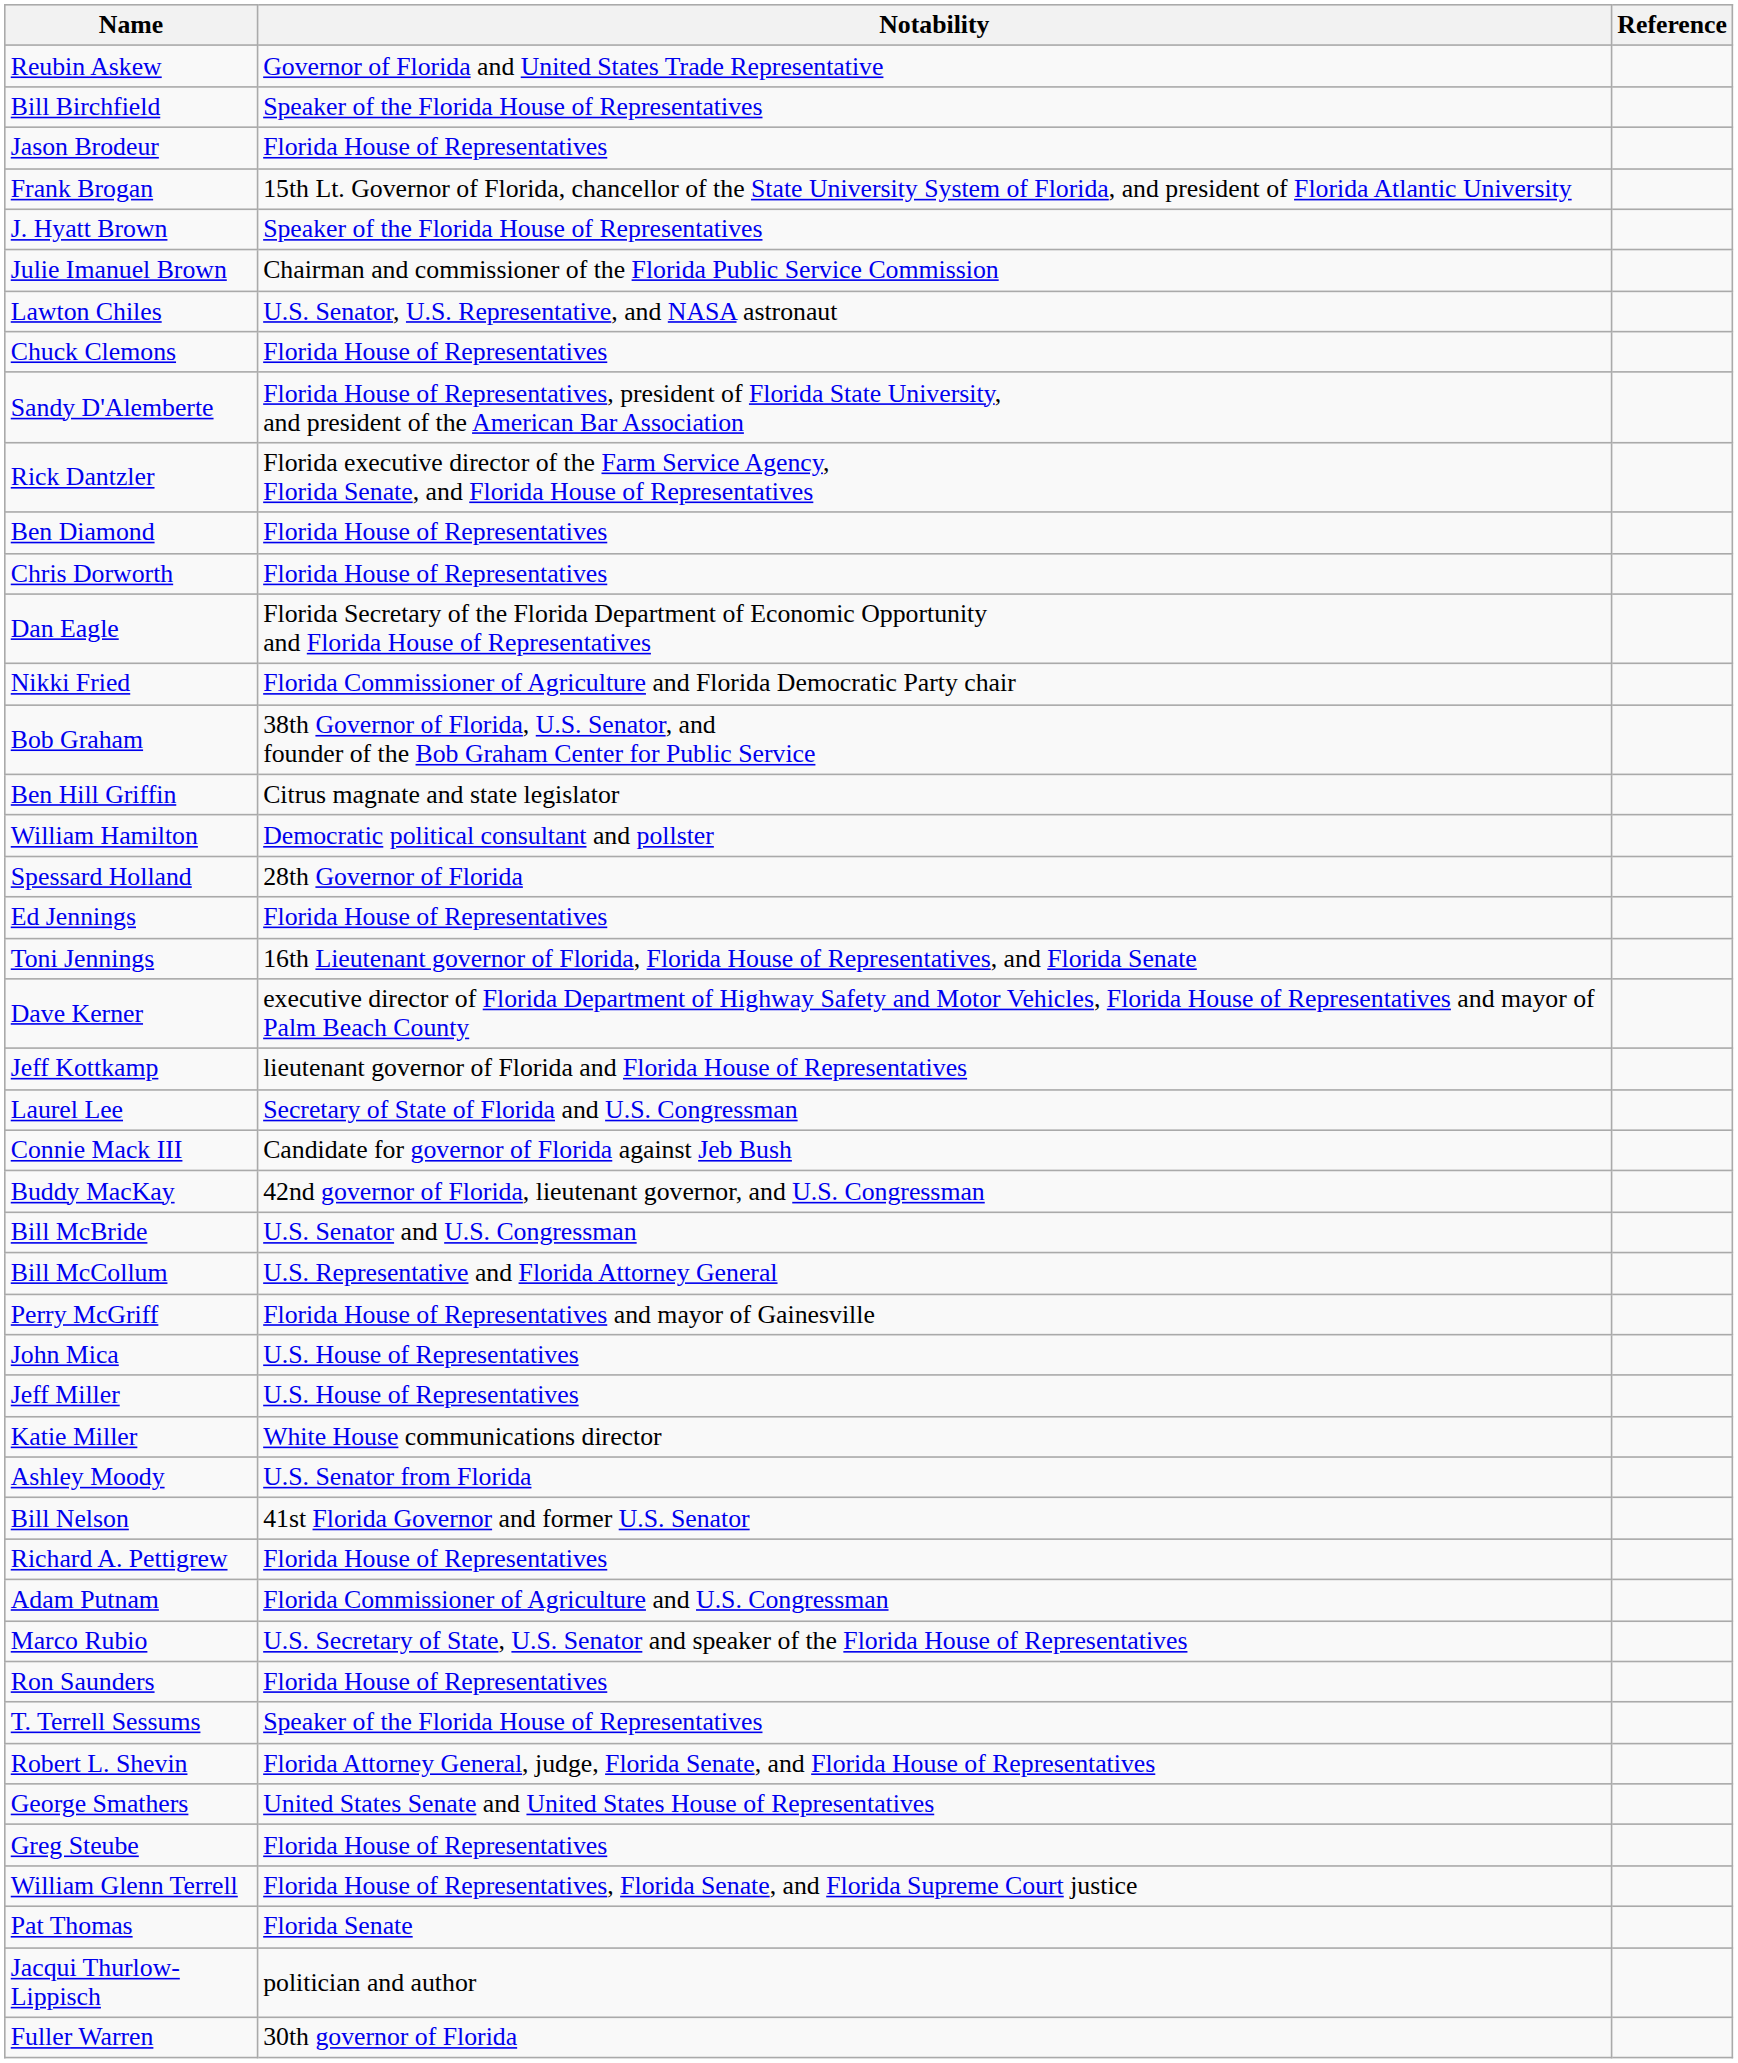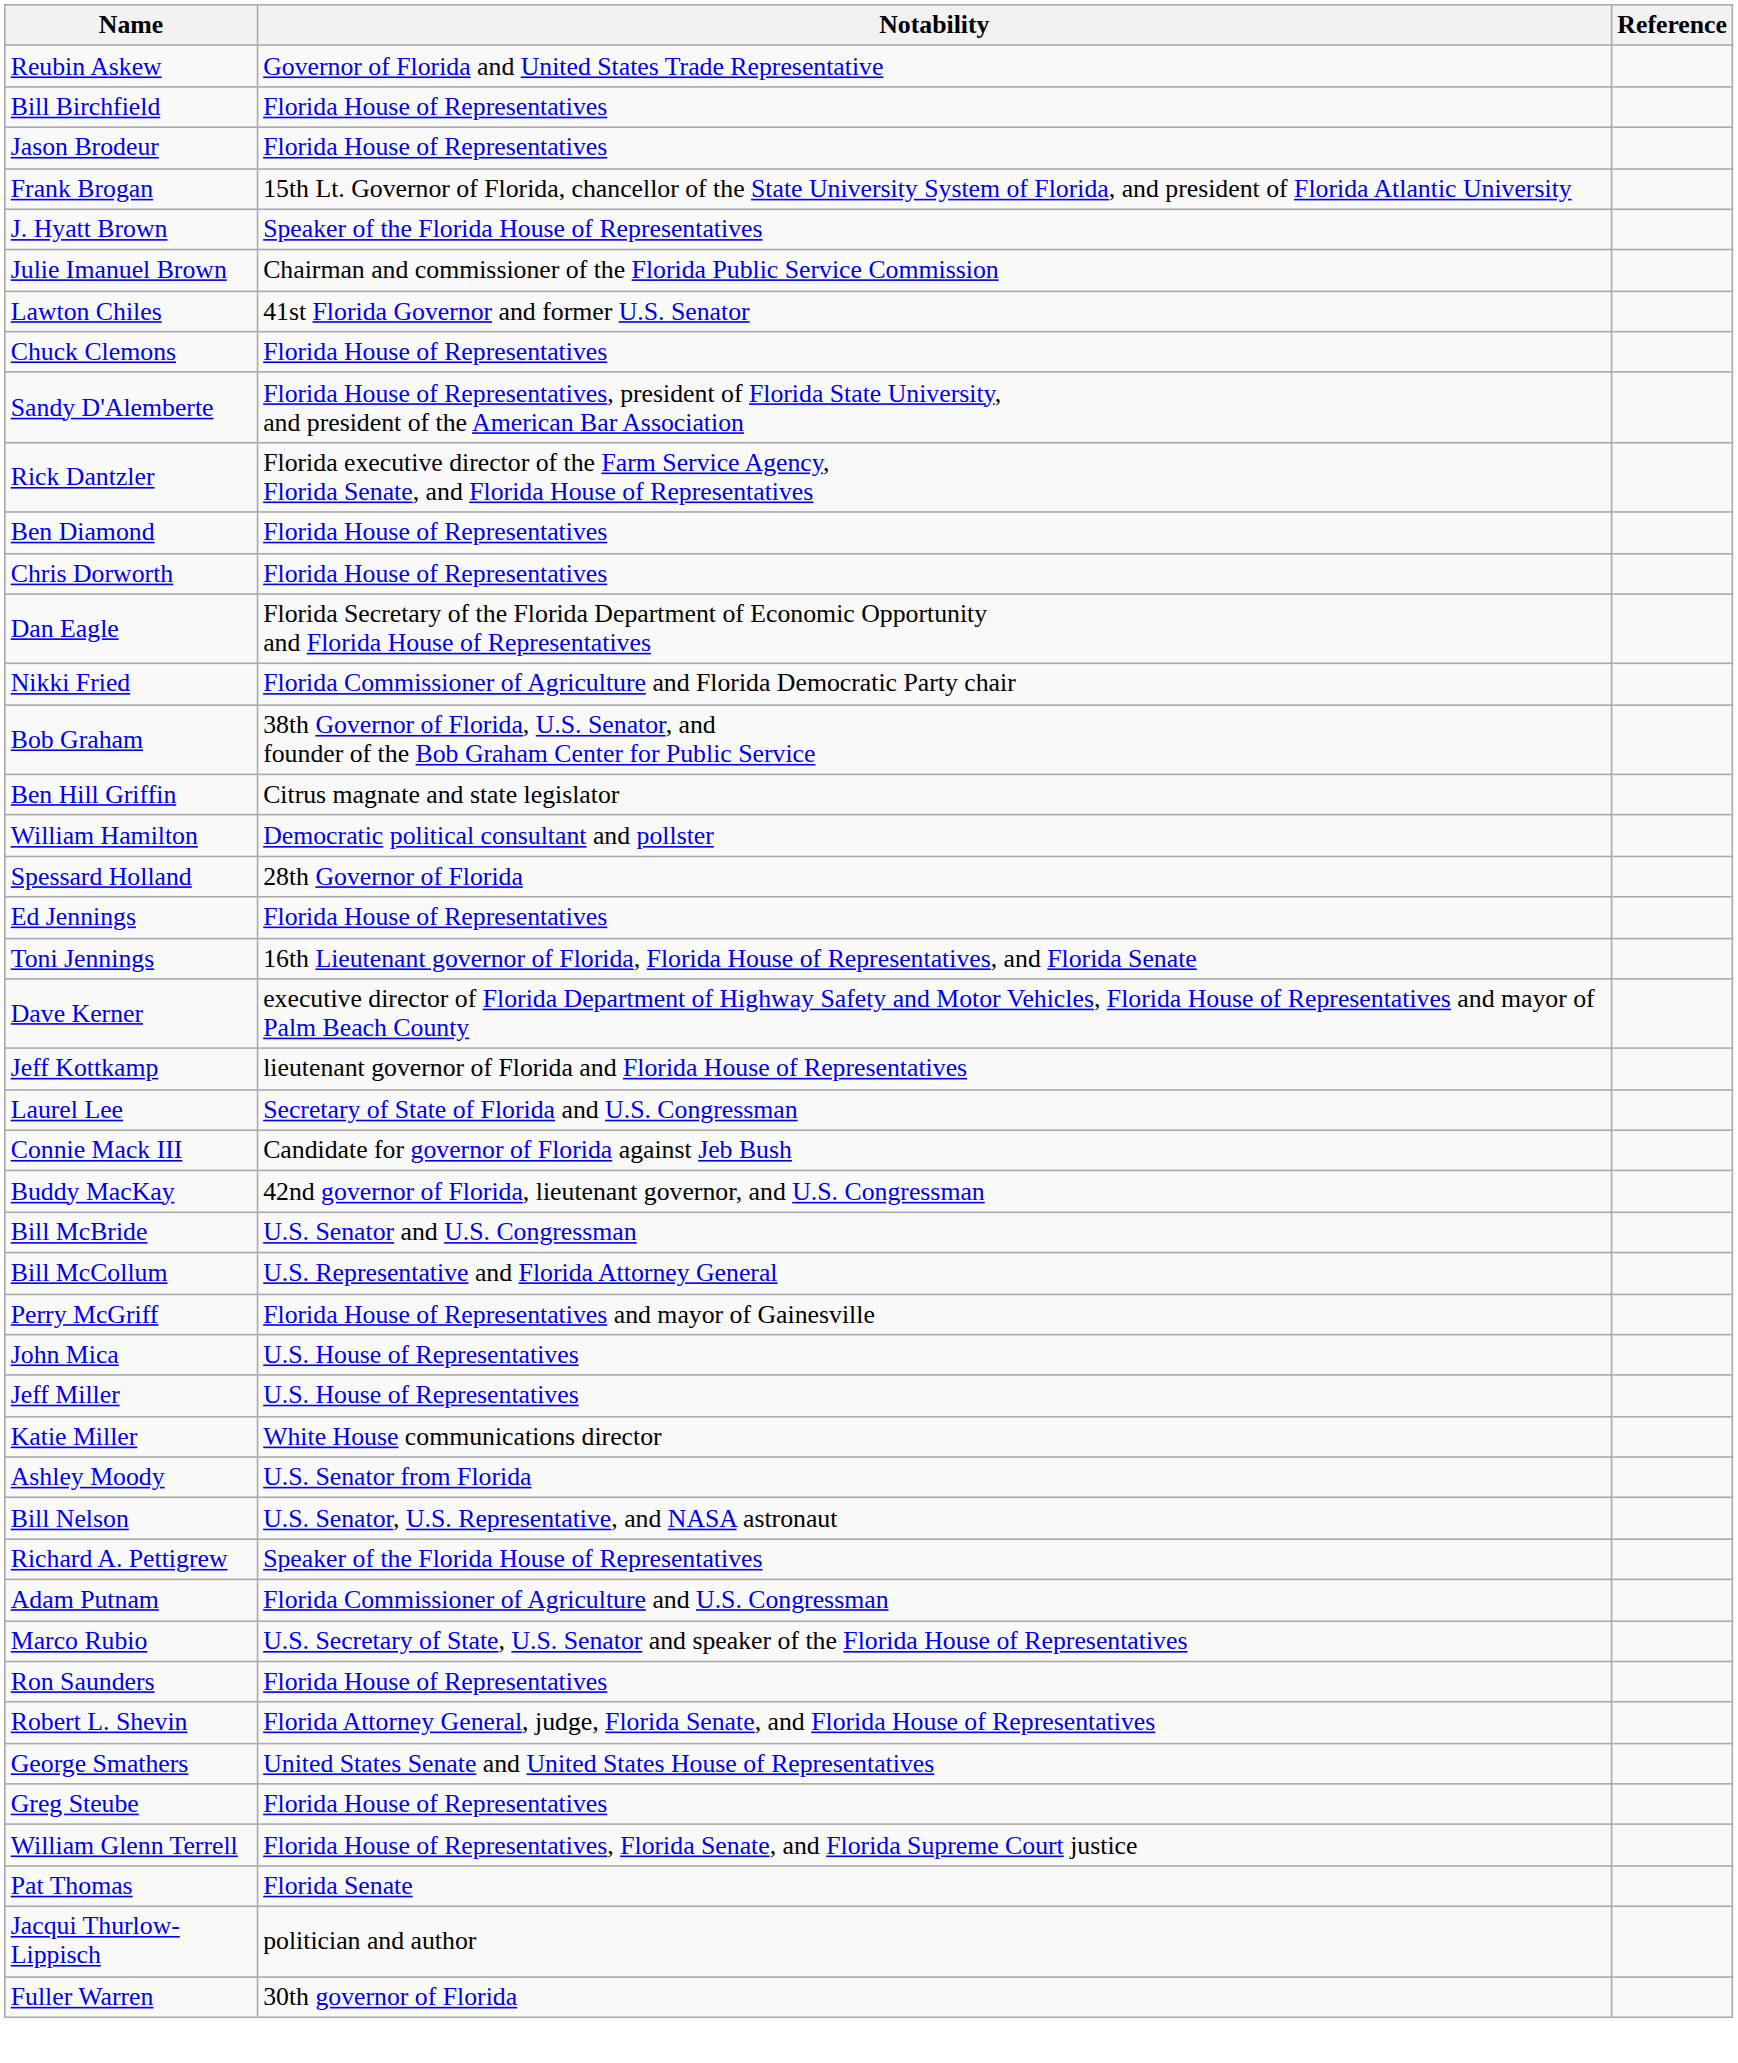(513, 106) Speaker of the Florida House of Representatives -> (435, 106) Florida House of Representatives
(550, 310) U.S. Senator, U.S. Representative, and NASA astronaut -> (506, 310) 41st Florida Governor and former U.S. Senator
(506, 1518) 41st Florida Governor and former U.S. Senator -> (550, 1518) U.S. Senator, U.S. Representative, and NASA astronaut
(435, 1558) Florida House of Representatives -> (513, 1558) Speaker of the Florida House of Representatives
- row: (106, 1722)
